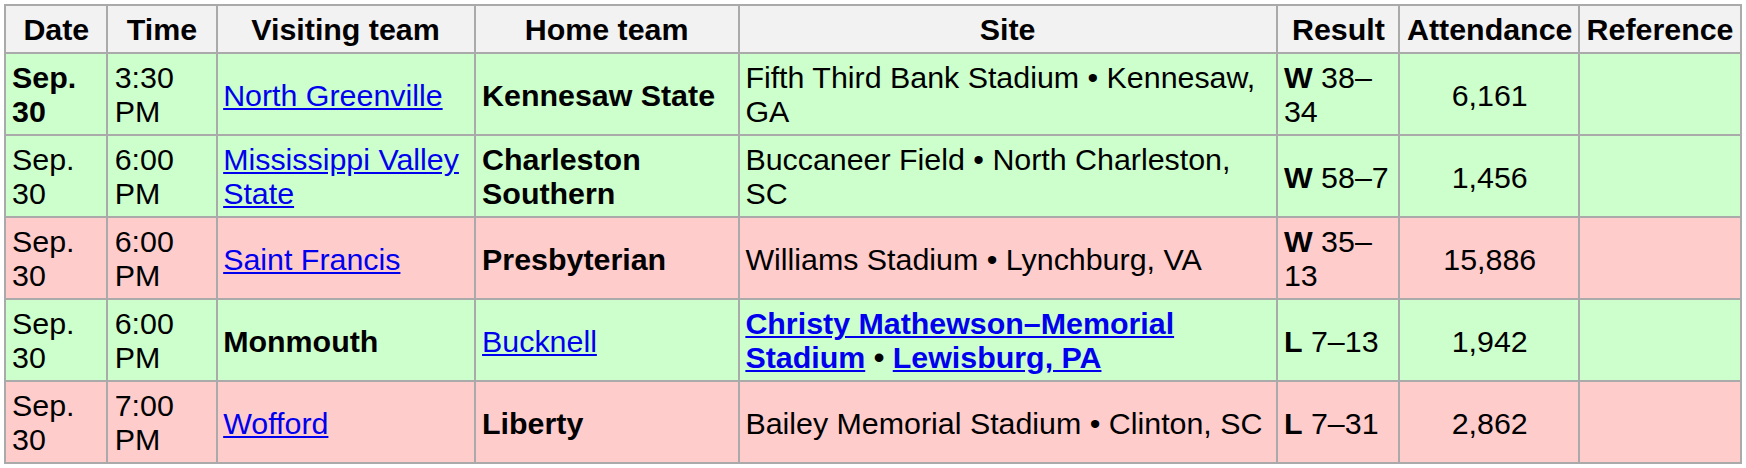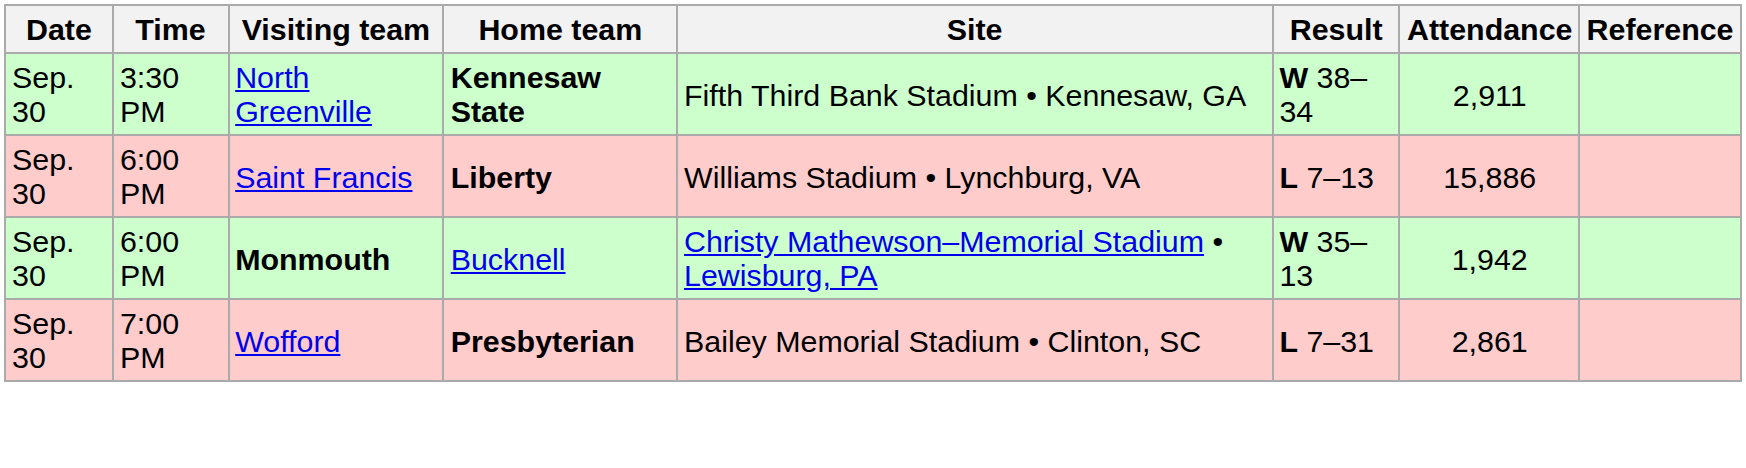(44, 94) bold -> (43, 94) normal
(1490, 94) 6,161 -> (1490, 94) 2,911
- row: (341, 176)
(574, 259) Presbyterian -> (501, 176) Liberty
(1328, 259) W 35–13 -> (1327, 176) L 7–13
(960, 341) bold -> (954, 259) normal
(1331, 341) L 7–13 -> (1323, 259) W 35–13
(533, 423) Liberty -> (543, 341) Presbyterian
(1490, 423) 2,862 -> (1490, 341) 2,861
